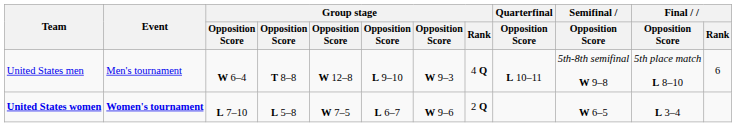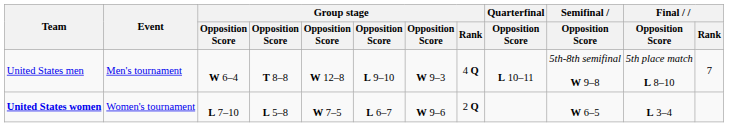(718, 71) 6 -> (709, 71) 7
(155, 107) bold -> (151, 107) normal
